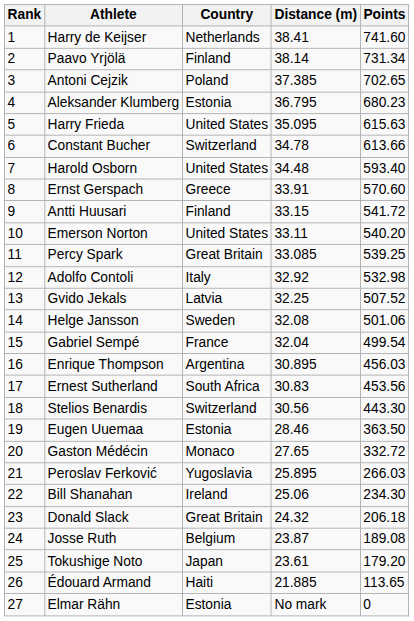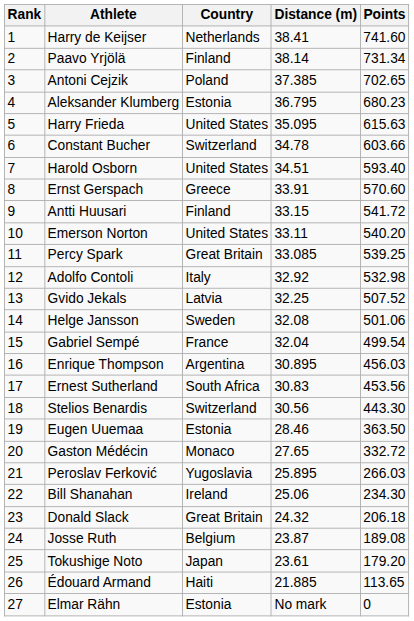(384, 146) 613.66 -> (384, 146) 603.66
(292, 168) 34.48 -> (292, 168) 34.51
